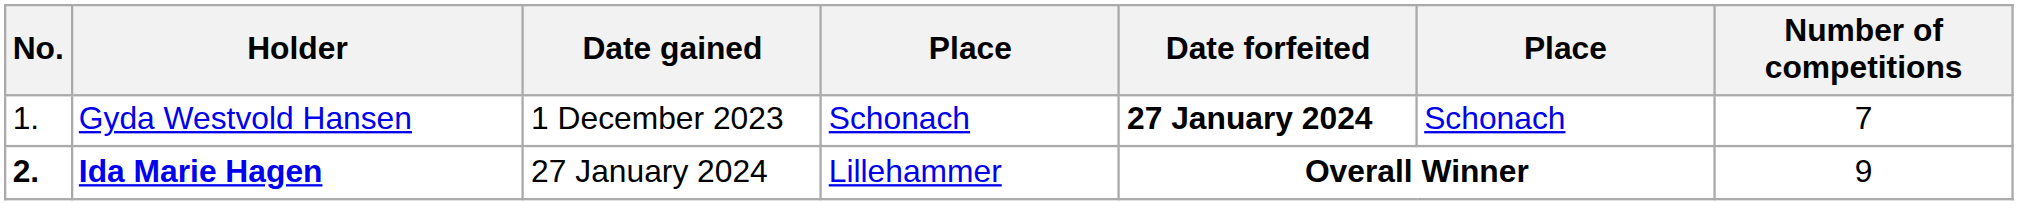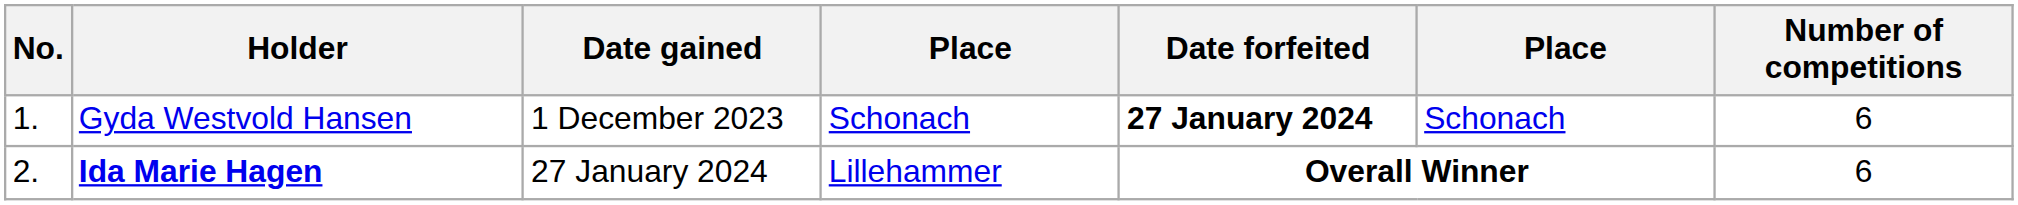(1864, 119) 7 -> (1864, 119) 6
(26, 171) bold -> (26, 171) normal
(1864, 171) 9 -> (1864, 171) 6
